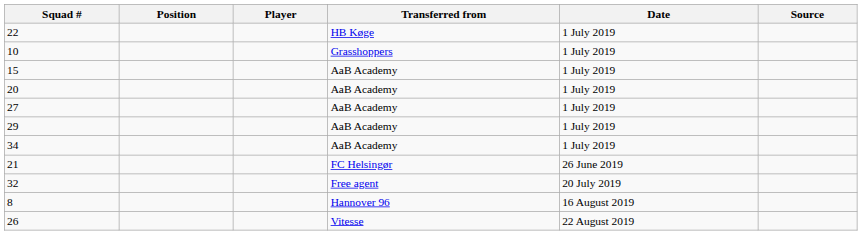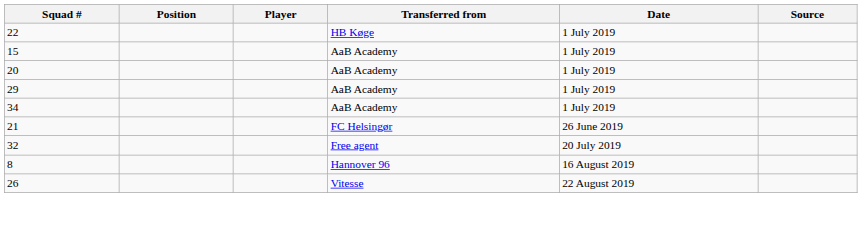- row: (13, 51)
- row: (13, 108)
